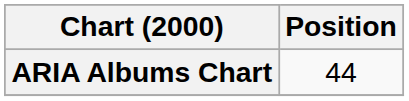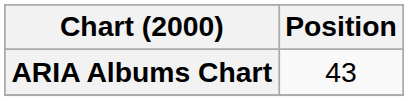(341, 71) 44 -> (341, 71) 43
